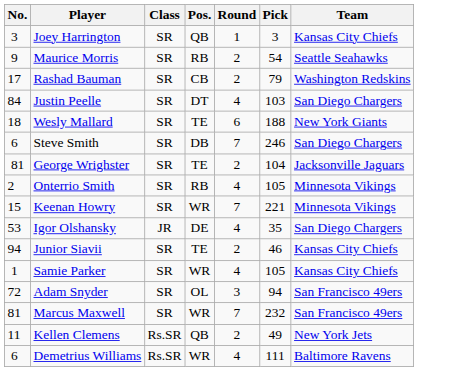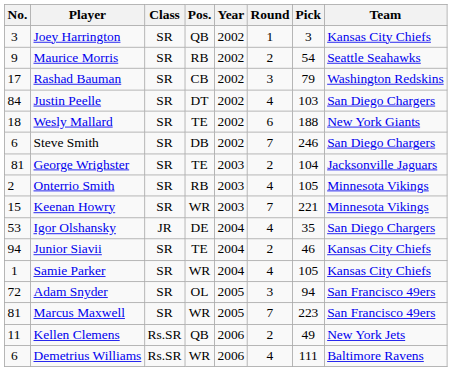+ column: (231, 15)
(237, 79) 2 -> (270, 79) 3
(275, 313) 232 -> (308, 313) 223
